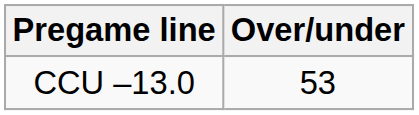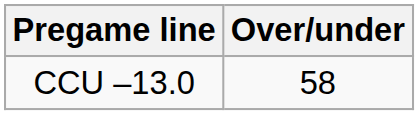(318, 82) 53 -> (318, 82) 58
